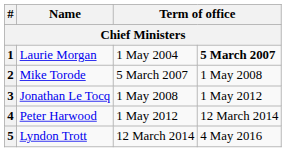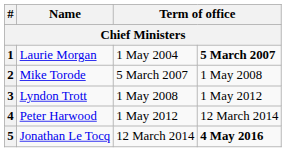(65, 95) Jonathan Le Tocq -> (53, 95) Lyndon Trott
(53, 136) Lyndon Trott -> (65, 136) Jonathan Le Tocq
(231, 136) normal -> (232, 136) bold
